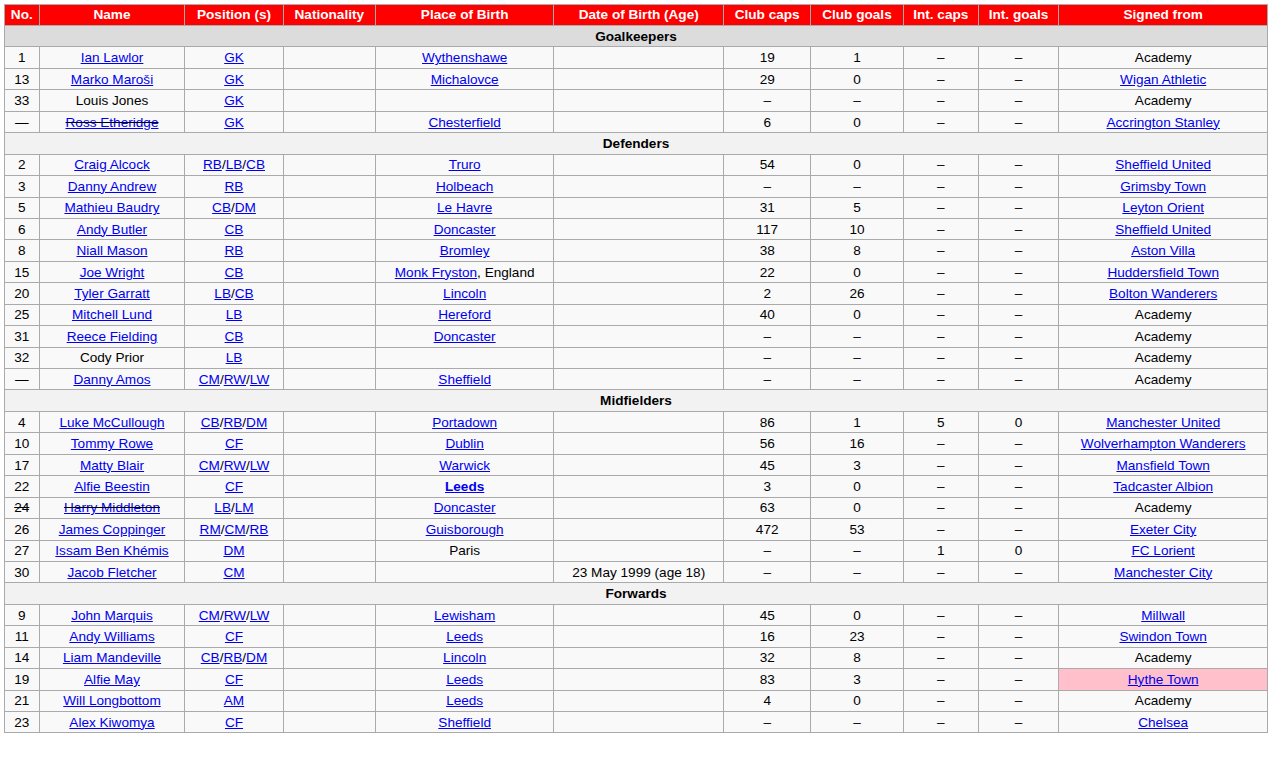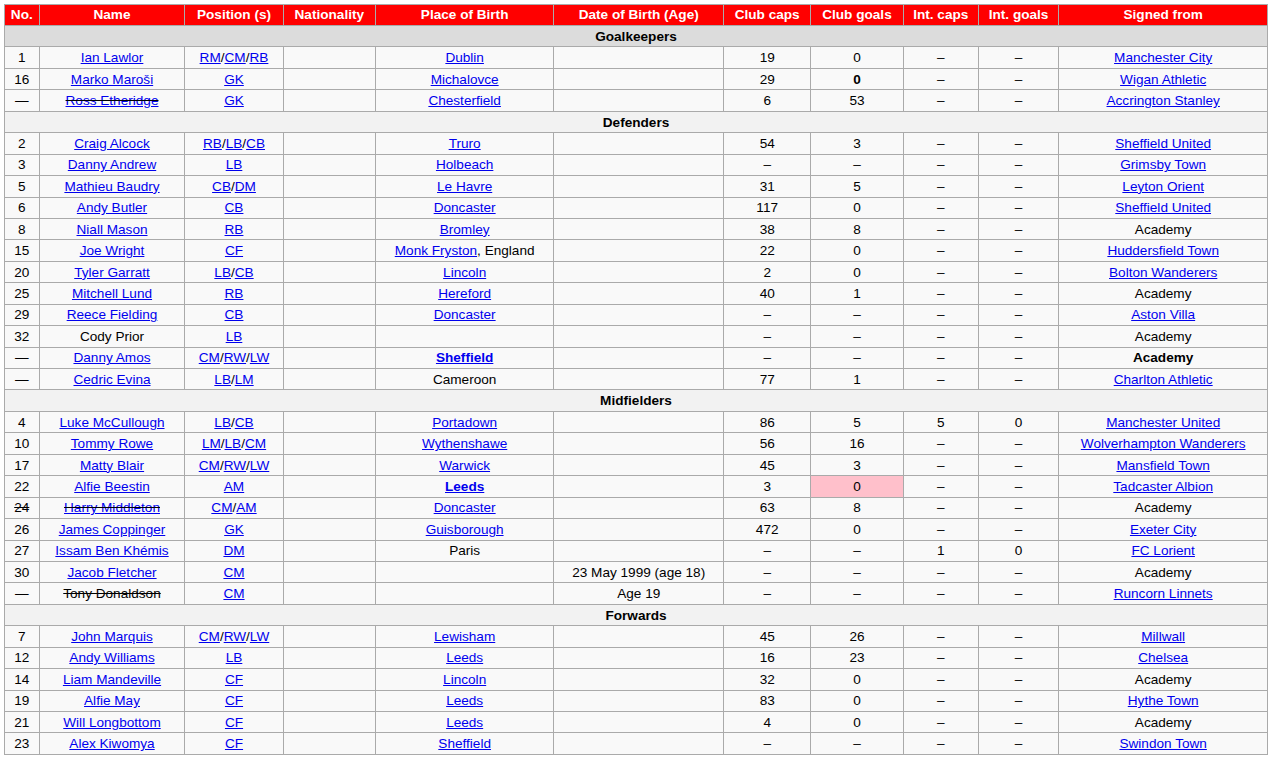(234, 58) GK -> (234, 58) RM/CM/RB
(465, 58) Wythenshawe -> (465, 58) Dublin
(857, 58) 1 -> (857, 58) 0
(1163, 58) Academy -> (1163, 58) Manchester City
(22, 79) 13 -> (22, 79) 16
(857, 79) normal -> (857, 79) bold
- row: (112, 101)
(857, 122) 0 -> (857, 101) 53
(857, 165) 0 -> (857, 143) 3
(234, 186) RB -> (234, 165) LB
(857, 229) 10 -> (857, 208) 0
(1163, 251) Aston Villa -> (1163, 229) Academy
(234, 272) CB -> (234, 251) CF
(857, 294) 26 -> (857, 272) 0
(234, 315) LB -> (234, 294) RB
(857, 315) 0 -> (857, 294) 1
(22, 336) 31 -> (22, 315) 29
(1163, 336) Academy -> (1163, 315) Aston Villa
(465, 379) normal -> (465, 358) bold
(1163, 379) normal -> (1163, 358) bold
+ row: (112, 379)
(234, 422) CB/RB/DM -> (234, 422) LB/CB
(857, 422) 1 -> (857, 422) 5
(234, 444) CF -> (234, 444) LM/LB/CM
(465, 444) Dublin -> (465, 444) Wythenshawe
(234, 486) CF -> (234, 486) AM
(857, 486) no background -> (857, 486) pink background
(234, 508) LB/LM -> (234, 508) CM/AM
(857, 508) 0 -> (857, 508) 8
(234, 529) RM/CM/RB -> (234, 529) GK
(857, 529) 53 -> (857, 529) 0
(1163, 572) Manchester City -> (1163, 572) Academy
+ row: (112, 594)
(22, 615) 9 -> (22, 636) 7
(857, 615) 0 -> (857, 636) 26
(22, 636) 11 -> (22, 658) 12
(234, 636) CF -> (234, 658) LB
(1163, 636) Swindon Town -> (1163, 658) Chelsea
(234, 658) CB/RB/DM -> (234, 679) CF
(857, 658) 8 -> (857, 679) 0
(857, 679) 3 -> (857, 701) 0
(1163, 679) pink background -> (1163, 701) no background
(234, 701) AM -> (234, 722) CF
(1163, 722) Chelsea -> (1163, 744) Swindon Town
